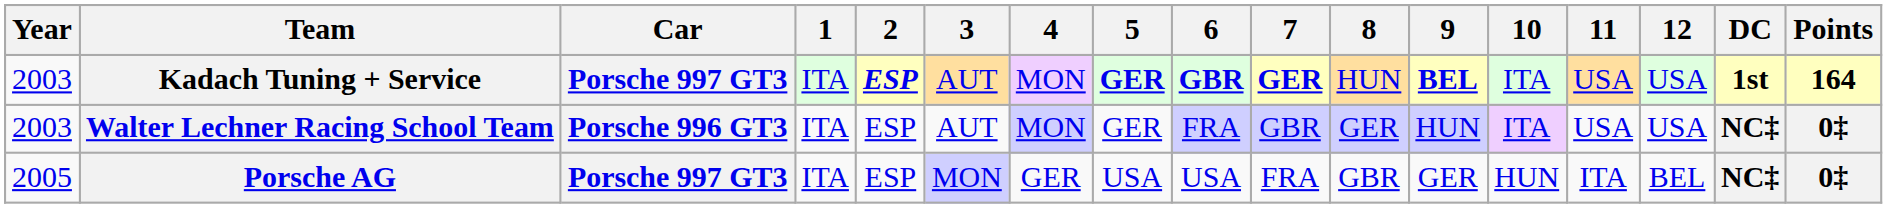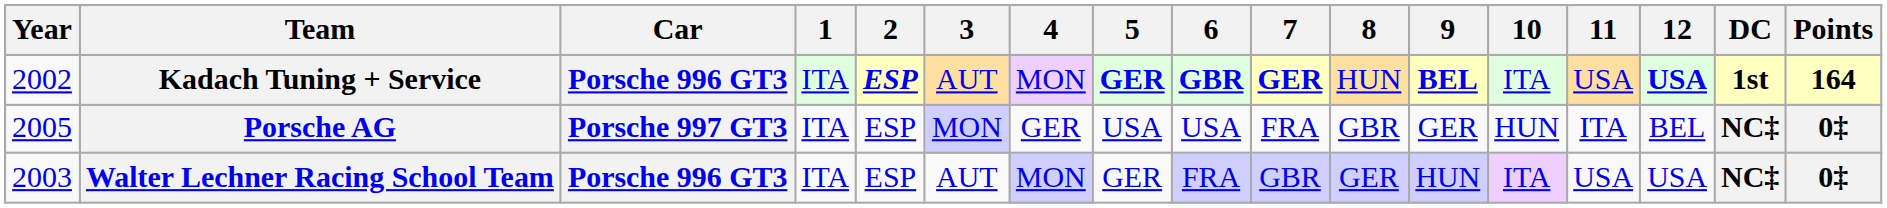(42, 78) 2003 -> (42, 78) 2002
(678, 78) Porsche 997 GT3 -> (678, 78) Porsche 996 GT3
(1677, 78) normal -> (1677, 78) bold
rows swapped: (320, 128) <-> (320, 177)
